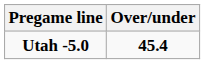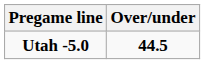(153, 44) 45.4 -> (153, 44) 44.5
